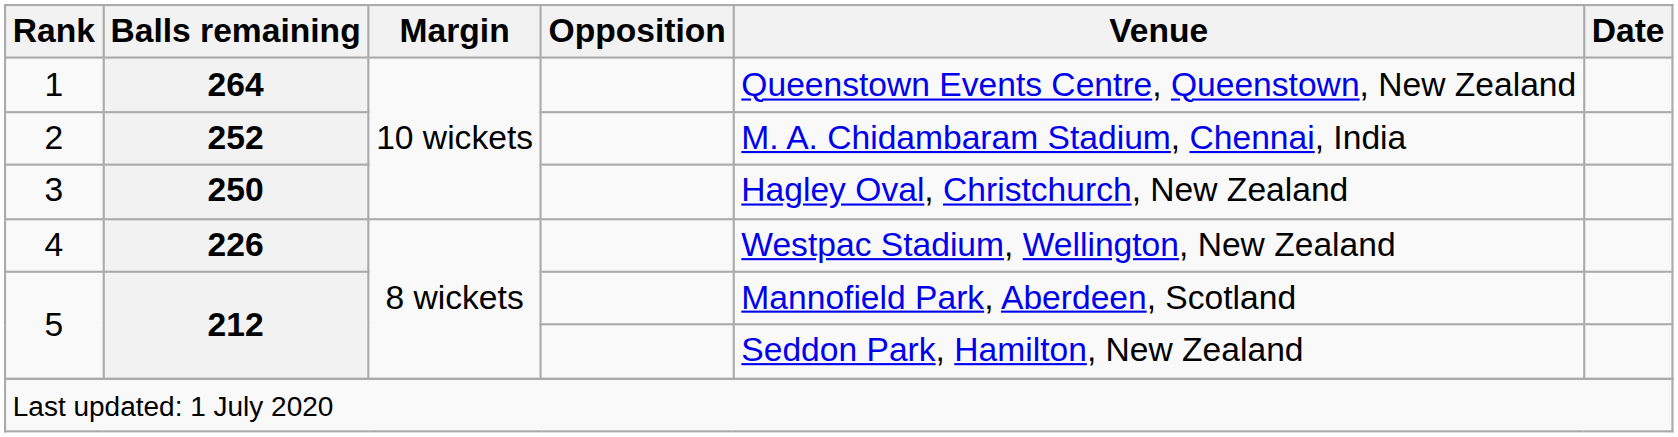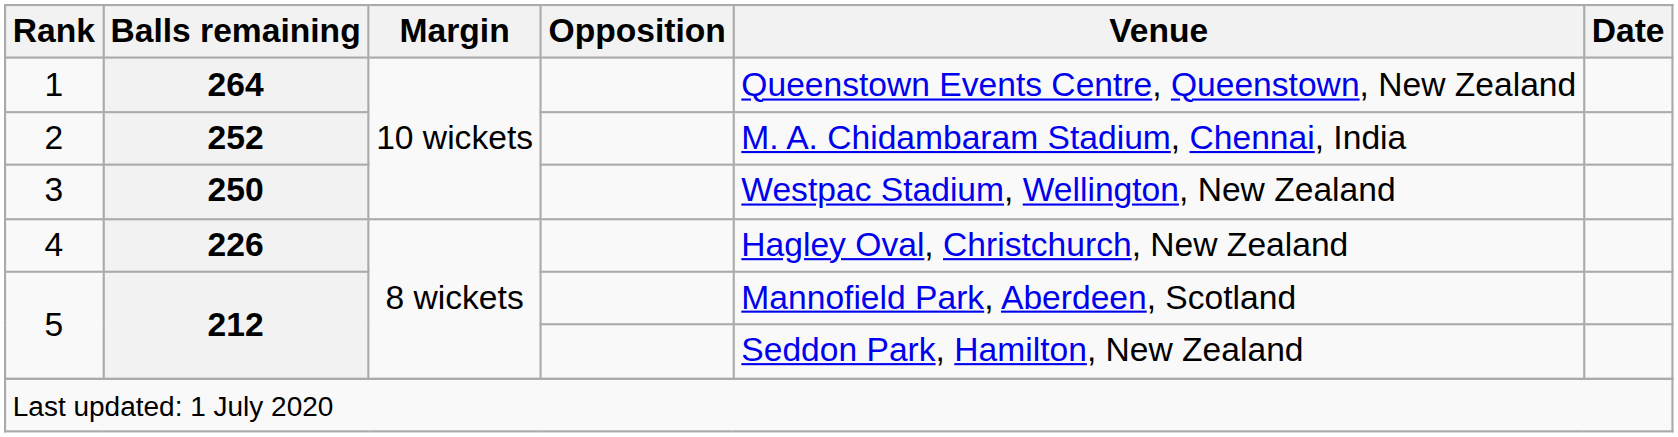(1045, 191) Hagley Oval, Christchurch, New Zealand -> (1068, 191) Westpac Stadium, Wellington, New Zealand
(1068, 244) Westpac Stadium, Wellington, New Zealand -> (1045, 244) Hagley Oval, Christchurch, New Zealand
